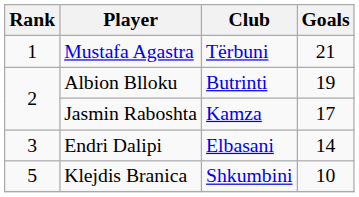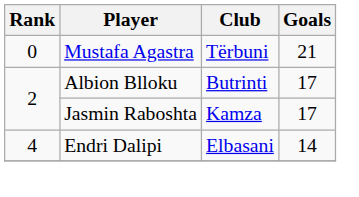(32, 51) 1 -> (32, 51) 0
(326, 82) 19 -> (307, 82) 17
(32, 144) 3 -> (32, 144) 4
- row: (126, 176)
